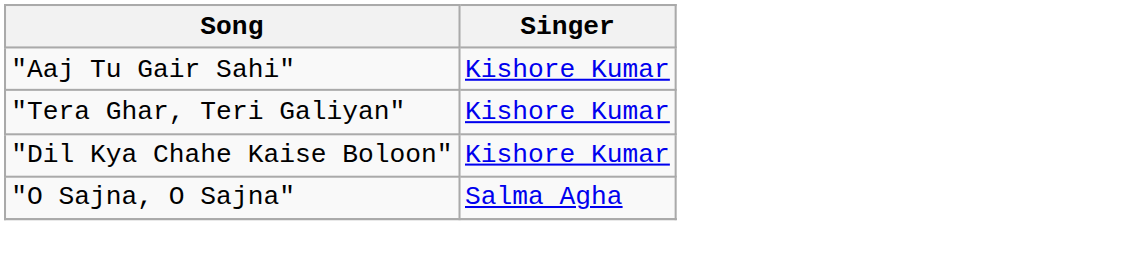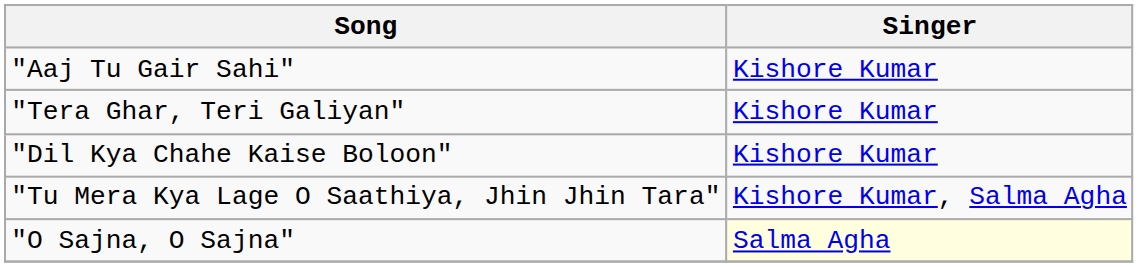+ row: (366, 198)
(544, 198) no background -> (812, 240) lightyellow background
